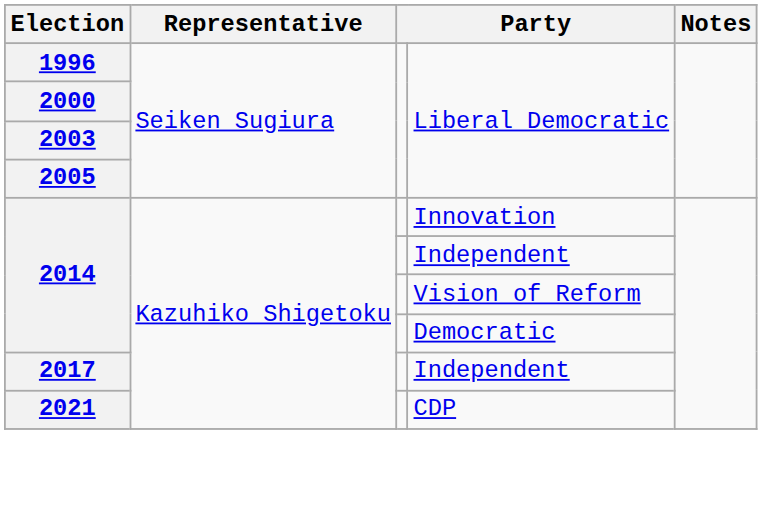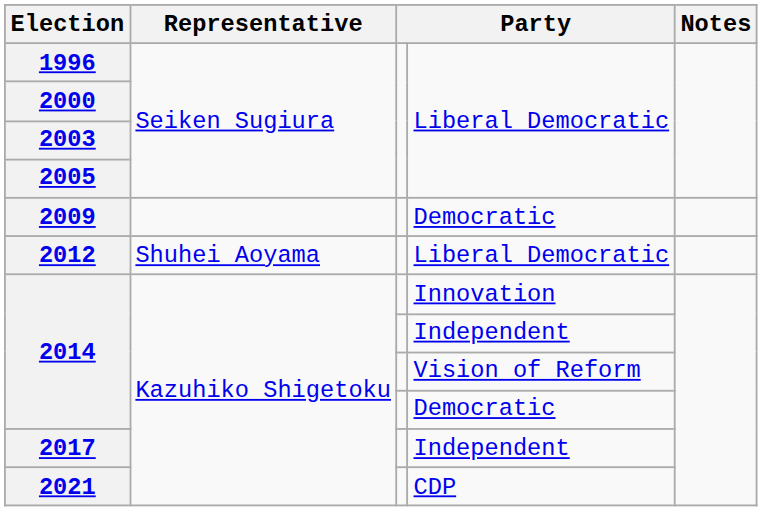+ row: (67, 217)
+ row: (67, 256)
